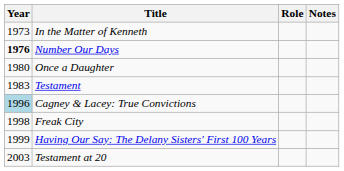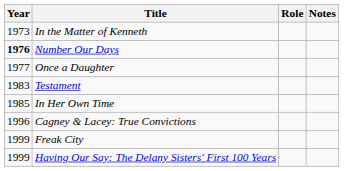(18, 67) 1980 -> (18, 67) 1977
+ row: (75, 103)
(18, 103) lightblue background -> (18, 121) no background
(18, 121) 1998 -> (18, 139) 1999
- row: (71, 157)
